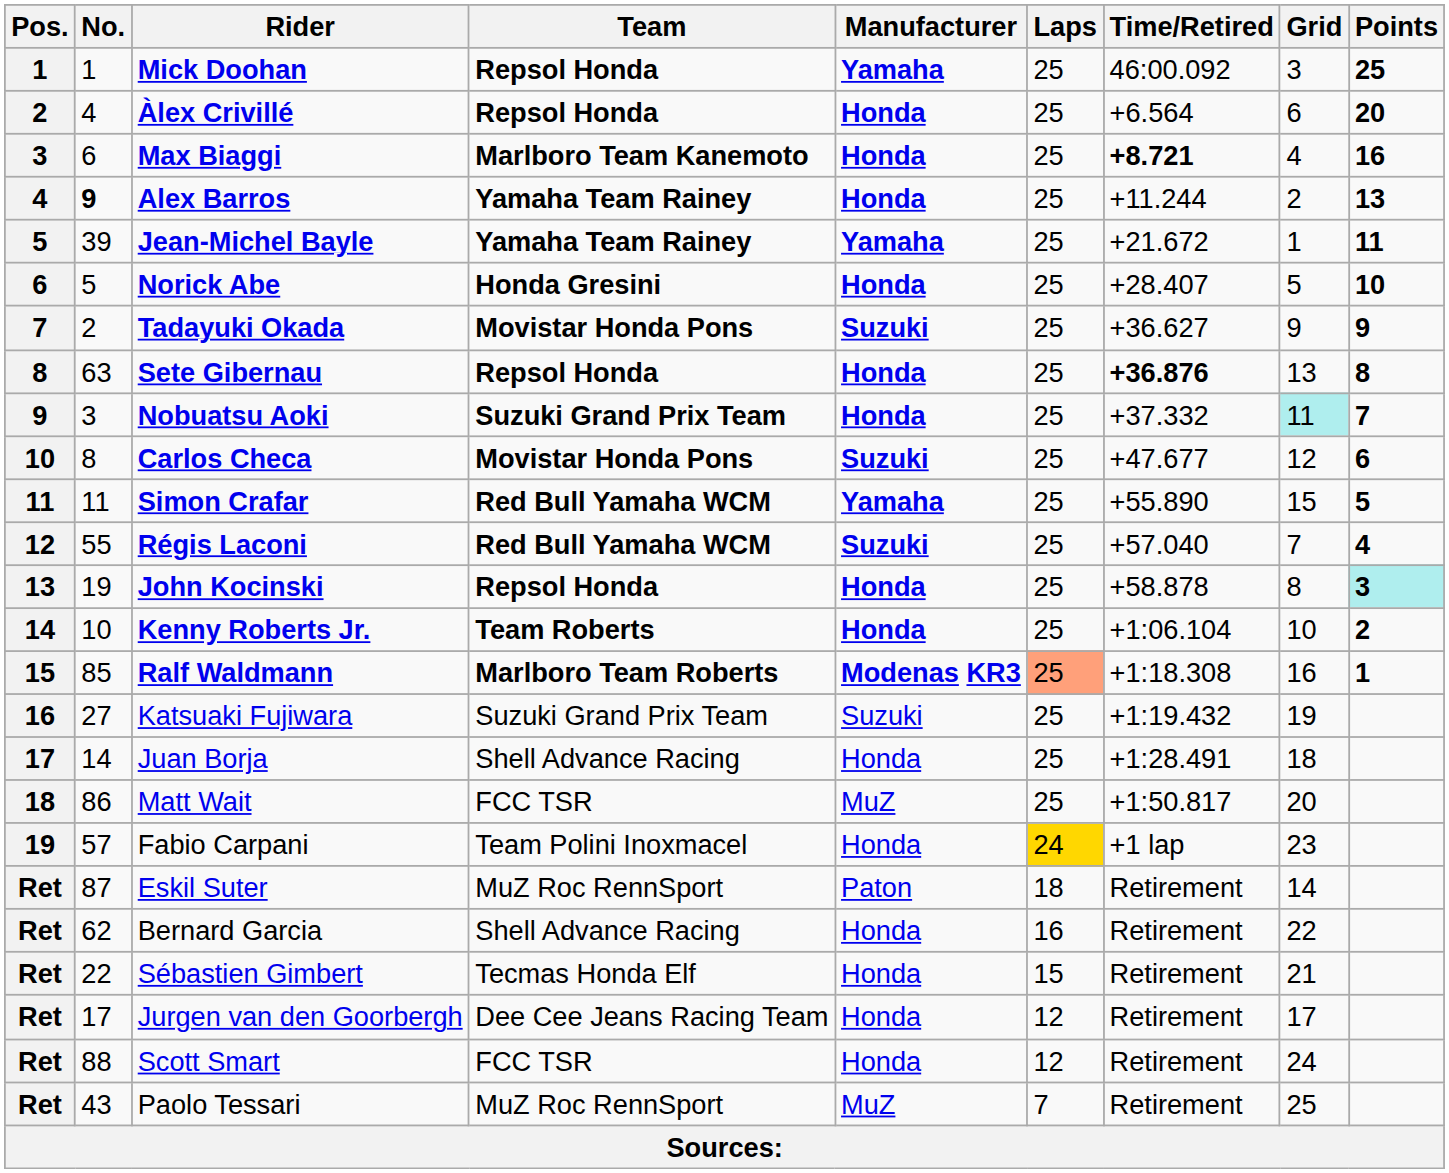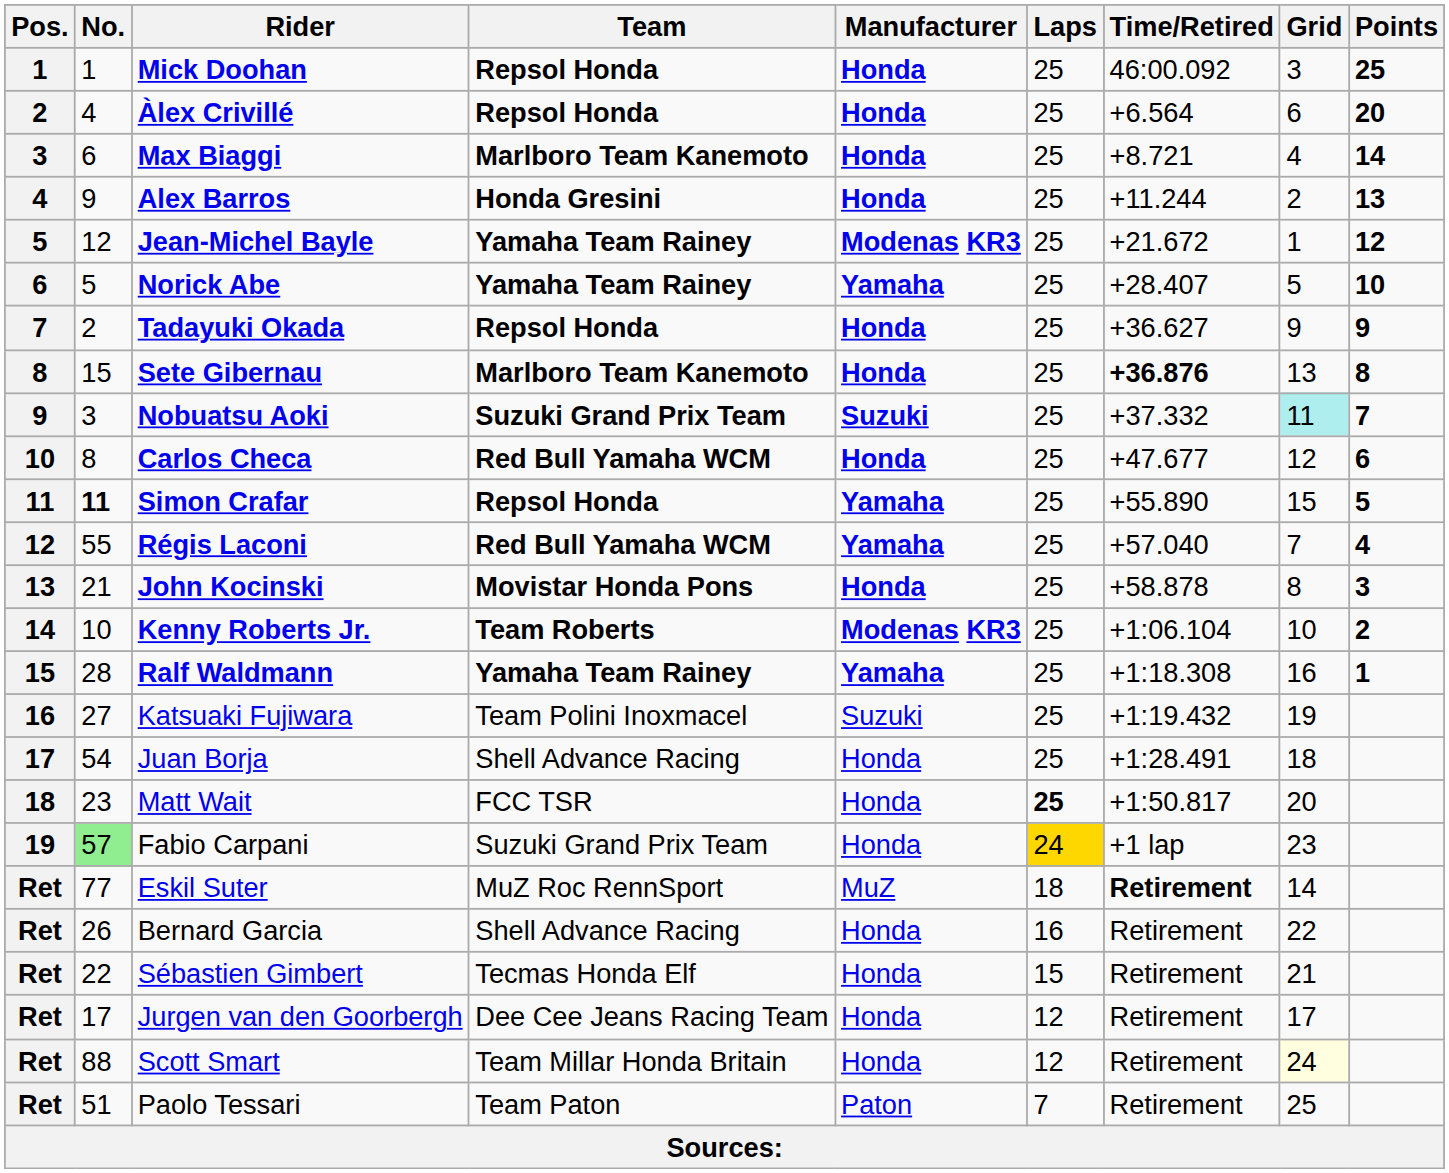(892, 70) Yamaha -> (883, 70) Honda
(1152, 156) bold -> (1152, 156) normal
(1370, 156) 16 -> (1370, 156) 14
(89, 199) bold -> (89, 199) normal
(613, 199) Yamaha Team Rainey -> (568, 199) Honda Gresini
(96, 242) 39 -> (96, 242) 12
(892, 242) Yamaha -> (931, 242) Modenas KR3
(1369, 242) 11 -> (1370, 242) 12
(568, 285) Honda Gresini -> (613, 285) Yamaha Team Rainey
(883, 285) Honda -> (892, 285) Yamaha
(614, 328) Movistar Honda Pons -> (567, 328) Repsol Honda
(885, 328) Suzuki -> (883, 328) Honda
(96, 371) 63 -> (96, 371) 15
(567, 371) Repsol Honda -> (642, 371) Marlboro Team Kanemoto
(883, 414) Honda -> (885, 414) Suzuki
(614, 457) Movistar Honda Pons -> (623, 457) Red Bull Yamaha WCM
(885, 457) Suzuki -> (883, 457) Honda
(95, 500) normal -> (96, 500) bold
(623, 500) Red Bull Yamaha WCM -> (567, 500) Repsol Honda
(885, 543) Suzuki -> (892, 543) Yamaha
(96, 587) 19 -> (96, 587) 21
(567, 587) Repsol Honda -> (614, 587) Movistar Honda Pons
(1363, 587) paleturquoise background -> (1363, 587) no background
(883, 630) Honda -> (931, 630) Modenas KR3
(96, 673) 85 -> (96, 673) 28
(627, 673) Marlboro Team Roberts -> (613, 673) Yamaha Team Rainey
(931, 673) Modenas KR3 -> (892, 673) Yamaha
(1049, 673) lightsalmon background -> (1049, 673) no background
(622, 716) Suzuki Grand Prix Team -> (611, 716) Team Polini Inoxmacel
(96, 759) 14 -> (96, 759) 54
(96, 802) 86 -> (96, 802) 23
(868, 802) MuZ -> (881, 802) Honda
(1049, 802) normal -> (1049, 802) bold
(96, 845) no background -> (96, 845) lightgreen background
(611, 845) Team Polini Inoxmacel -> (622, 845) Suzuki Grand Prix Team
(96, 888) 87 -> (96, 888) 77
(877, 888) Paton -> (868, 888) MuZ
(1176, 888) normal -> (1181, 888) bold
(96, 931) 62 -> (96, 931) 26
(534, 1060) FCC TSR -> (631, 1060) Team Millar Honda Britain
(1302, 1060) no background -> (1302, 1060) lightyellow background
(96, 1103) 43 -> (96, 1103) 51
(599, 1103) MuZ Roc RennSport -> (548, 1103) Team Paton
(868, 1103) MuZ -> (877, 1103) Paton
